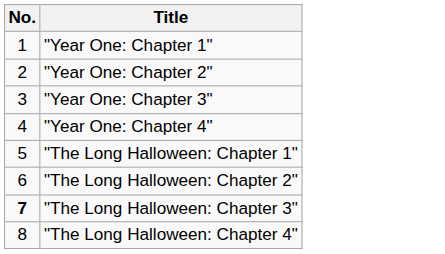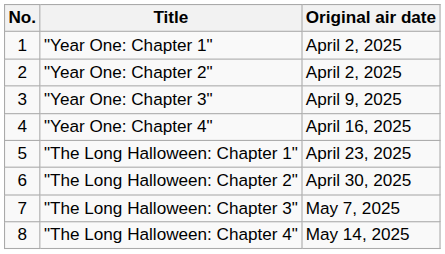+ column: (371, 18)
(22, 208) bold -> (22, 208) normal
